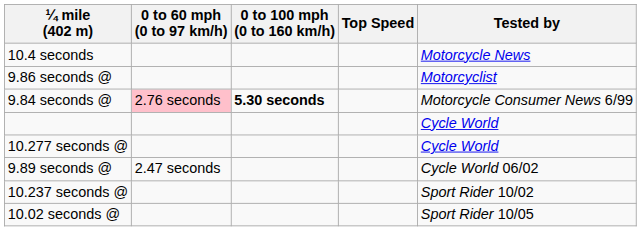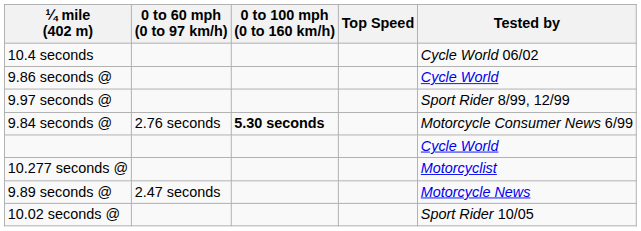(476, 54) Motorcycle News -> (480, 54) Cycle World 06/02
(459, 77) Motorcyclist -> (460, 77) Cycle World
+ row: (60, 100)
(178, 100) pink background -> (178, 123) no background
(460, 146) Cycle World -> (459, 169) Motorcyclist
(480, 169) Cycle World 06/02 -> (476, 191) Motorcycle News
- row: (68, 191)
